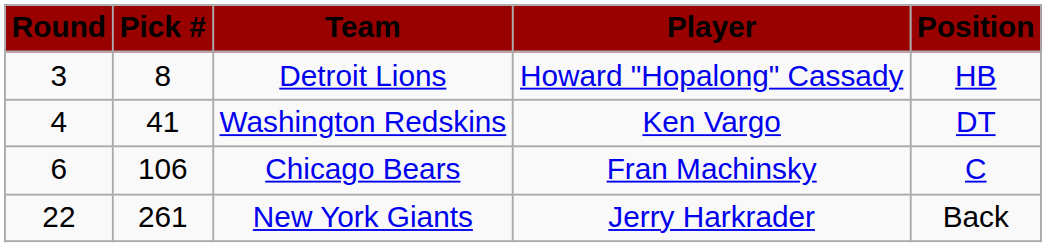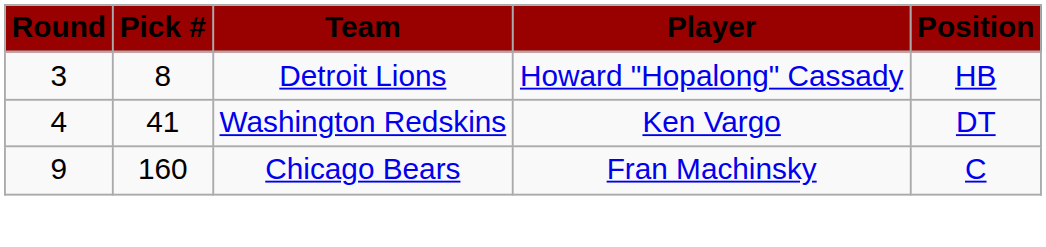(59, 169) 6 -> (59, 169) 9
(163, 169) 106 -> (163, 169) 160
- row: (363, 216)
